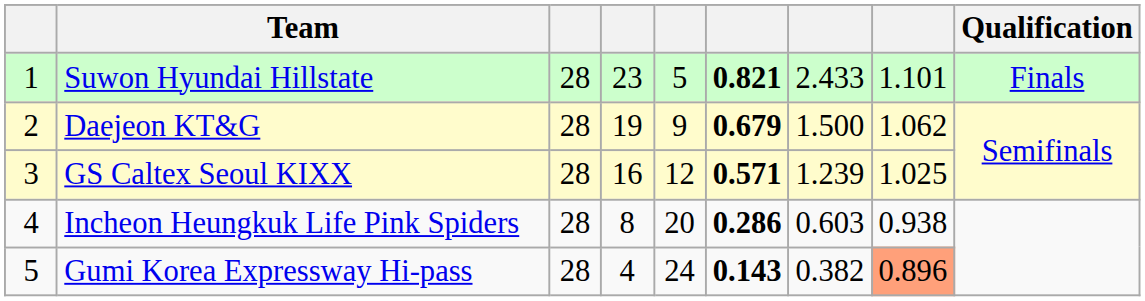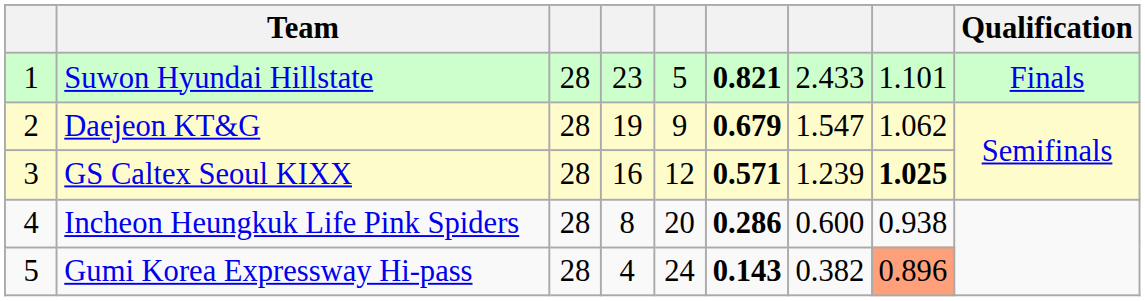(830, 125) 1.500 -> (830, 125) 1.547
(913, 174) normal -> (913, 174) bold
(830, 222) 0.603 -> (830, 222) 0.600
